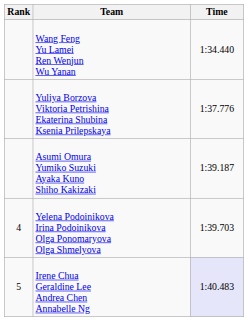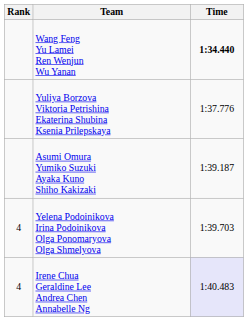(217, 49) normal -> (217, 49) bold
(19, 287) 5 -> (19, 287) 4
